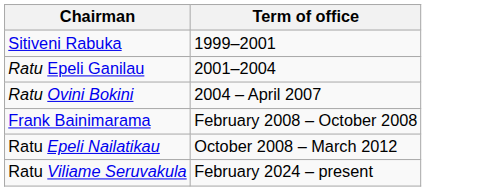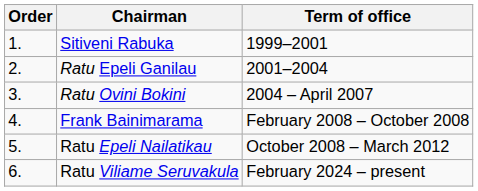+ column: (30, 17)
